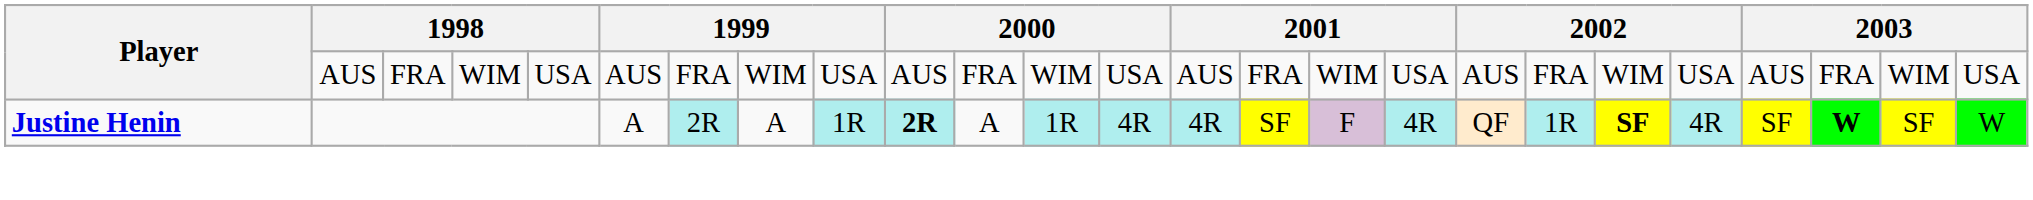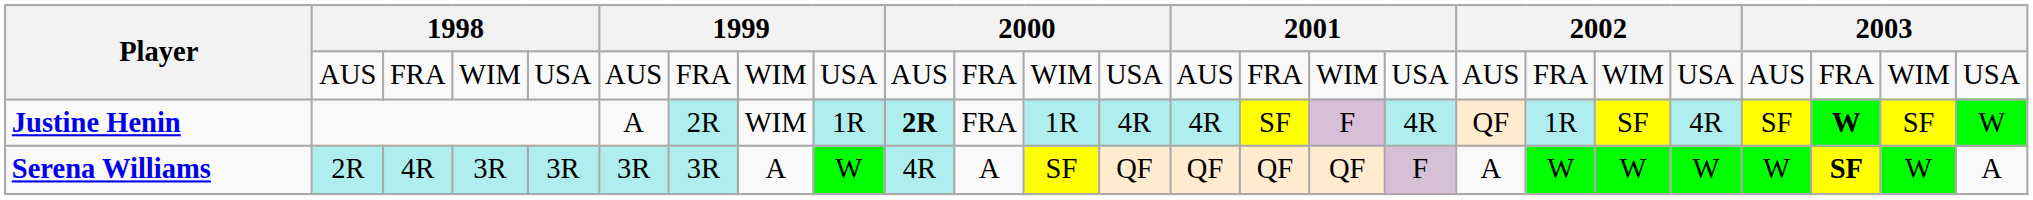(776, 121) A -> (776, 121) WIM
(989, 121) A -> (989, 121) FRA
(1633, 121) bold -> (1633, 121) normal
+ row: (111, 169)
